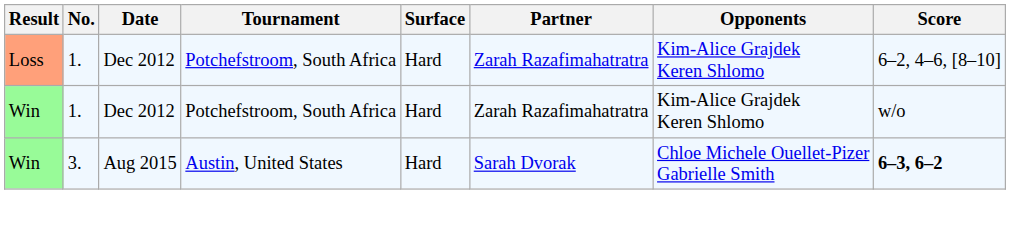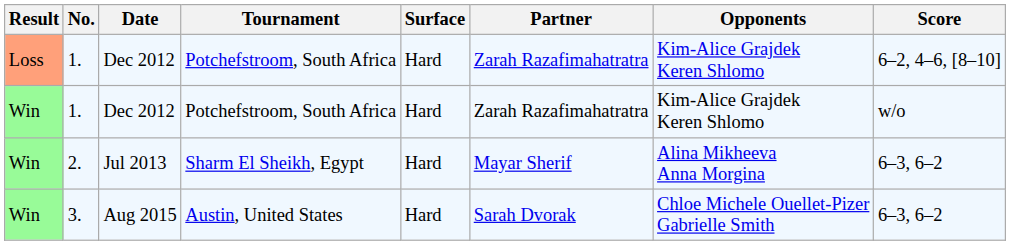+ row: (24, 162)
(910, 162) bold -> (910, 213) normal
